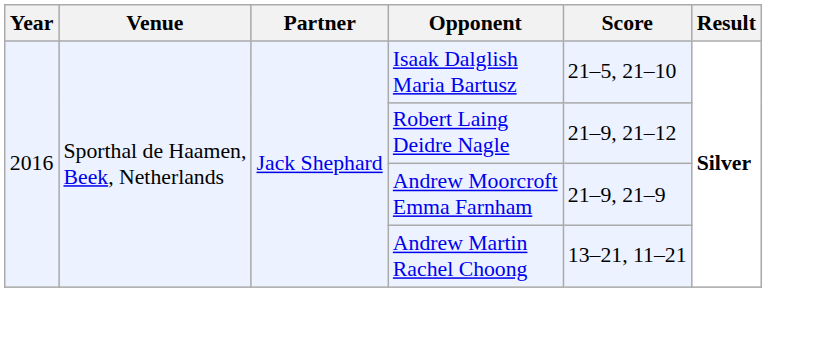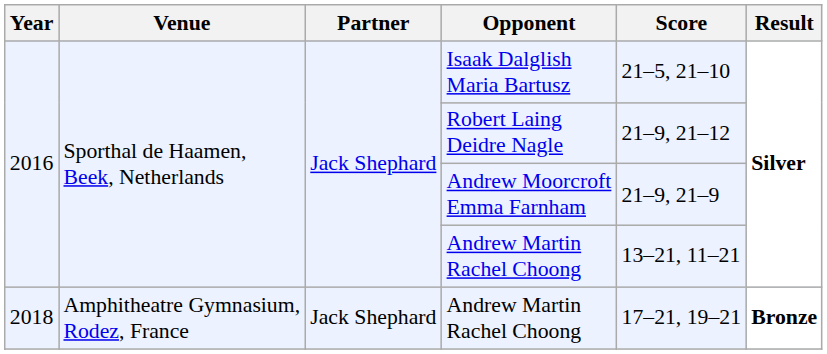+ row: (32, 317)
